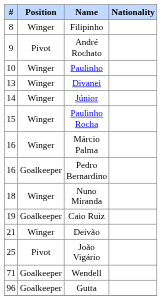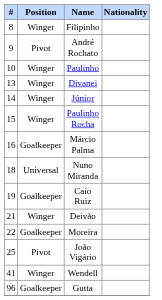(41, 144) Winger -> (41, 144) Goalkeeper
- row: (87, 170)
(41, 196) Winger -> (41, 170) Universal
+ row: (83, 231)
(11, 272) 71 -> (11, 272) 41
(41, 272) Goalkeeper -> (41, 272) Winger
